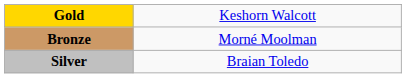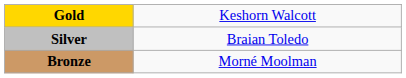rows swapped: (69, 61) <-> (69, 38)
